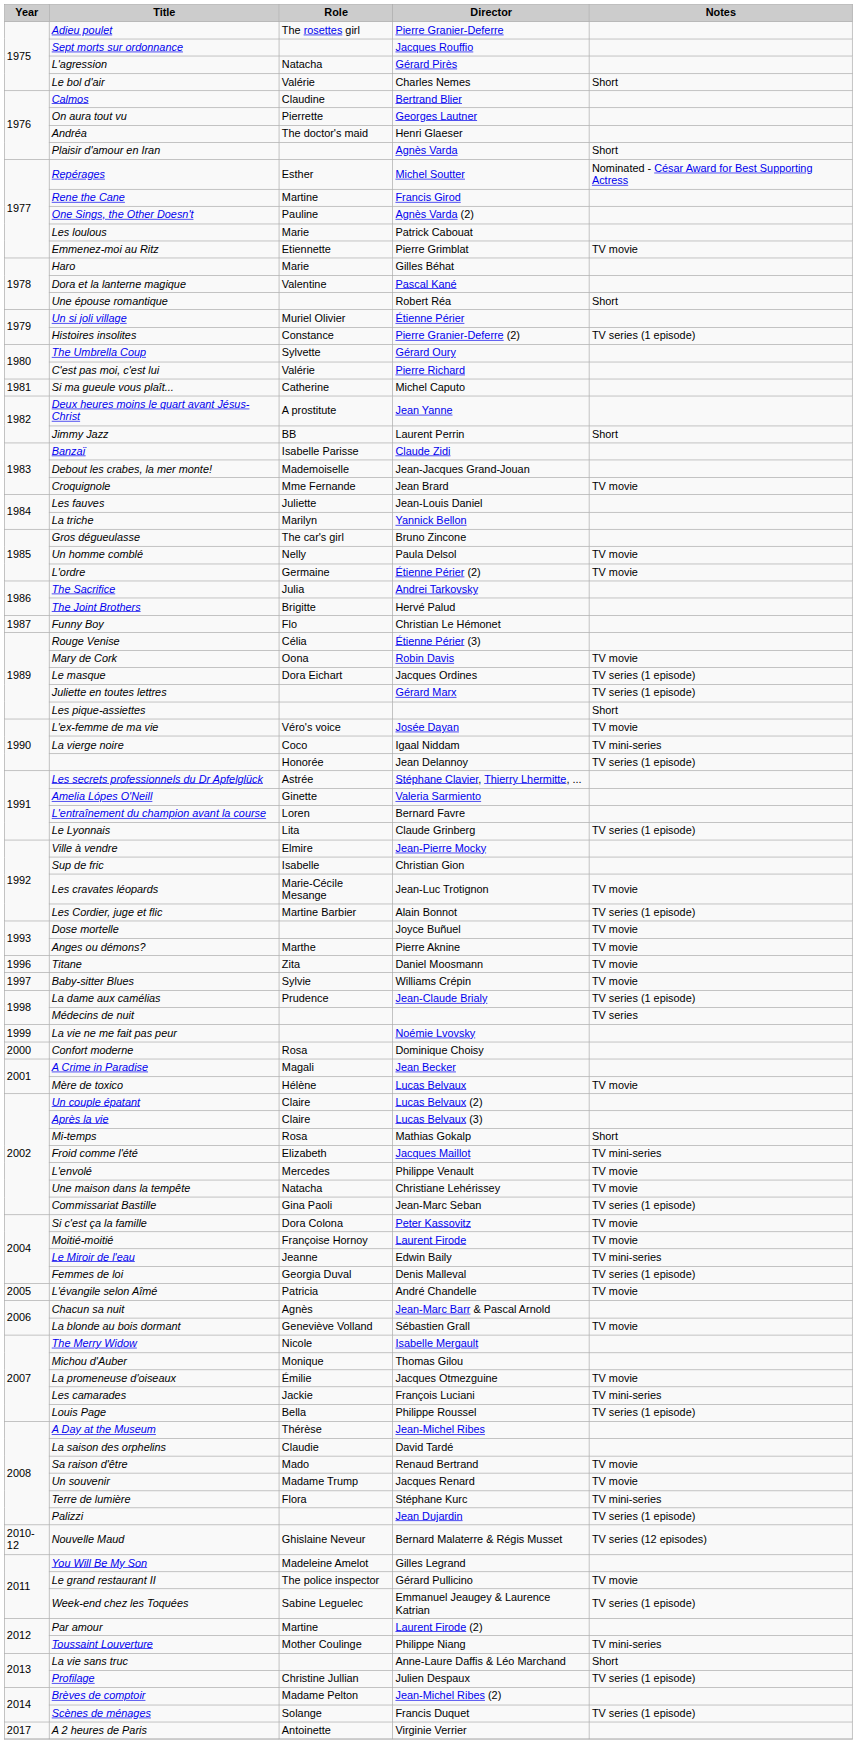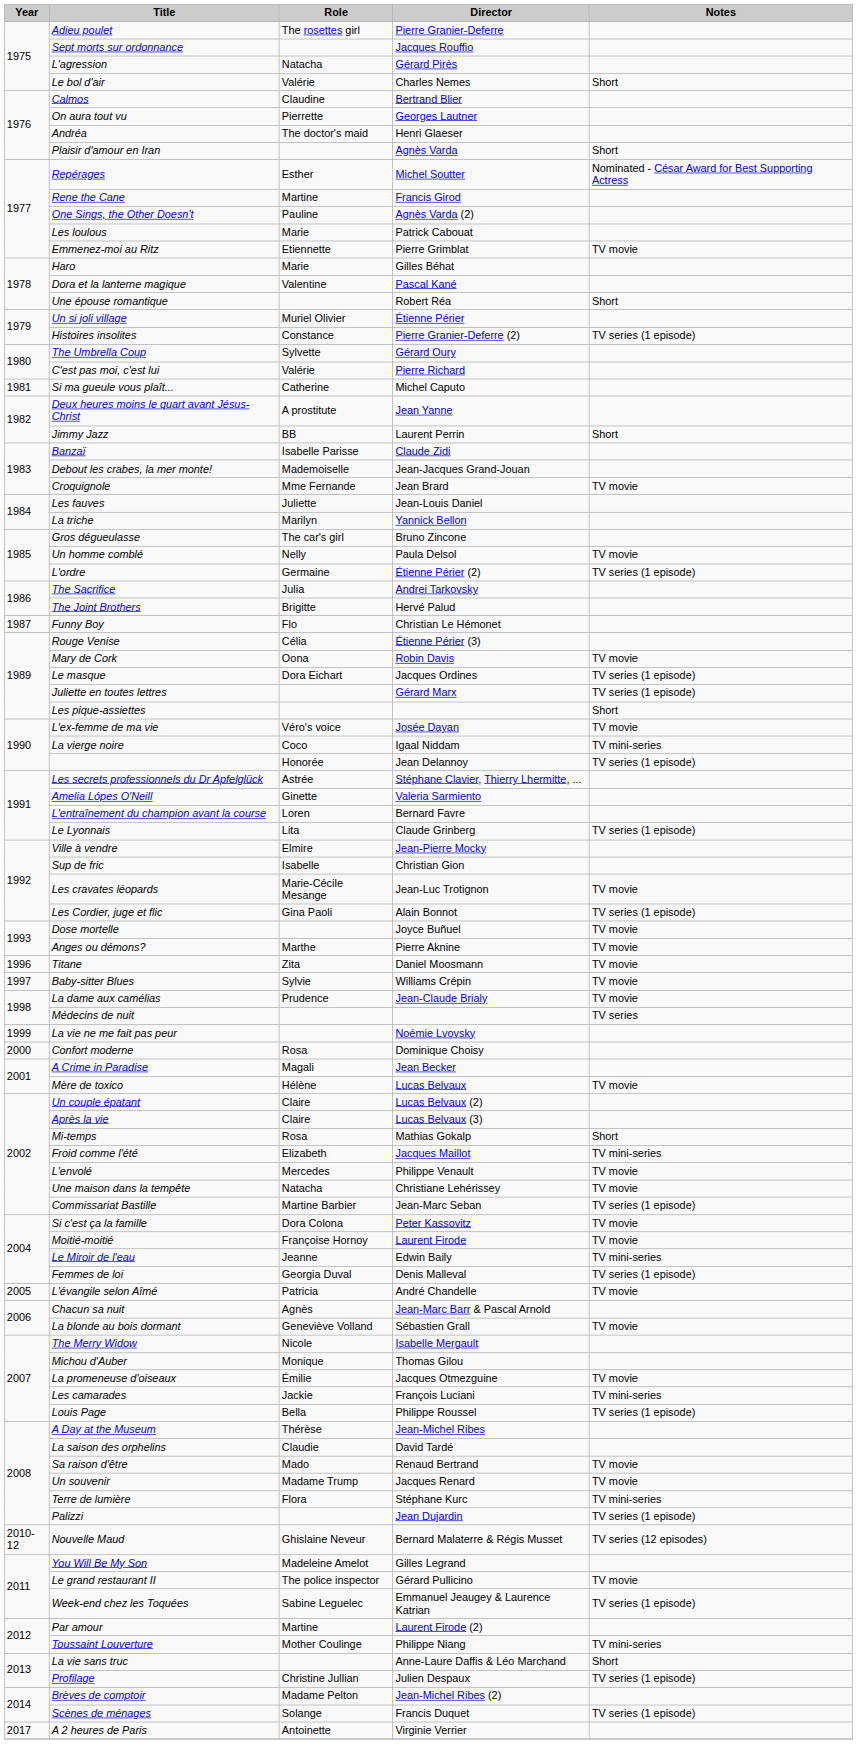(615, 572) TV movie -> (644, 572) TV series (1 episode)
(319, 912) Martine Barbier -> (307, 912) Gina Paoli
(644, 998) TV series (1 episode) -> (615, 998) TV movie
(307, 1205) Gina Paoli -> (319, 1205) Martine Barbier
